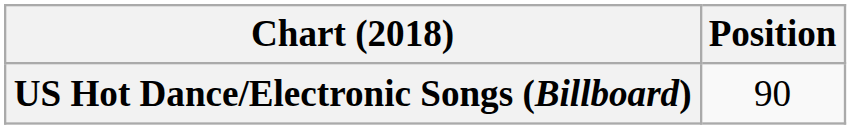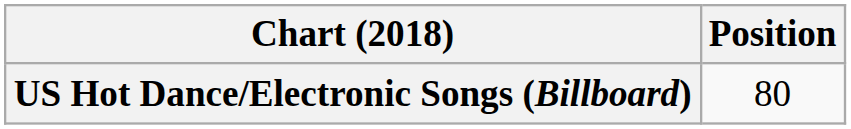(773, 92) 90 -> (773, 92) 80
